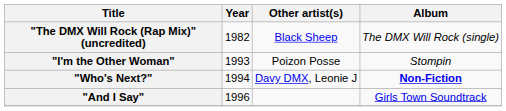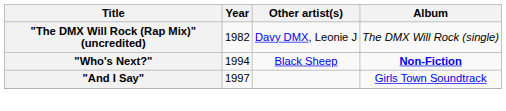(306, 37) Black Sheep -> (306, 37) Davy DMX, Leonie J
- row: (113, 61)
(306, 79) Davy DMX, Leonie J -> (306, 61) Black Sheep
(237, 97) 1996 -> (237, 79) 1997
